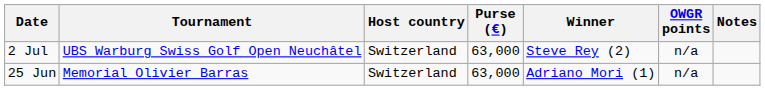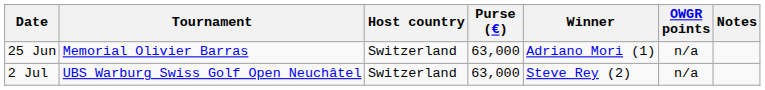rows swapped: (32, 74) <-> (28, 53)
